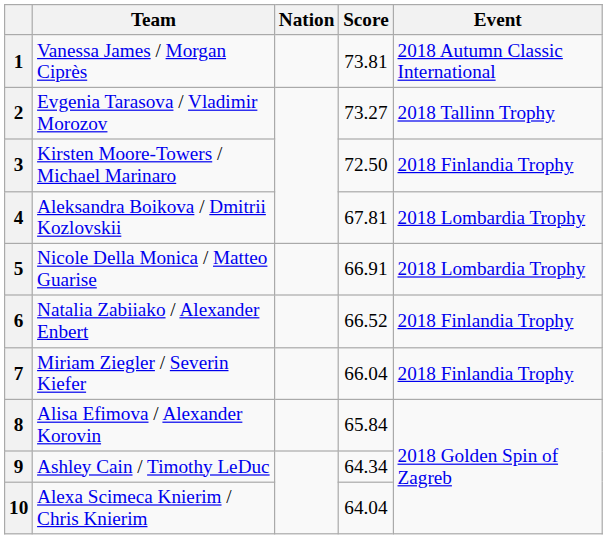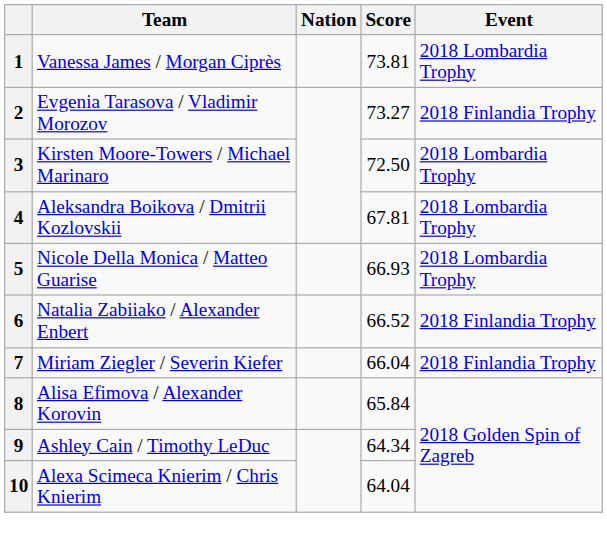(480, 60) 2018 Autumn Classic International -> (484, 60) 2018 Lombardia Trophy
(476, 113) 2018 Tallinn Trophy -> (508, 113) 2018 Finlandia Trophy
(486, 165) 2018 Finlandia Trophy -> (484, 165) 2018 Lombardia Trophy
(366, 269) 66.91 -> (388, 269) 66.93
